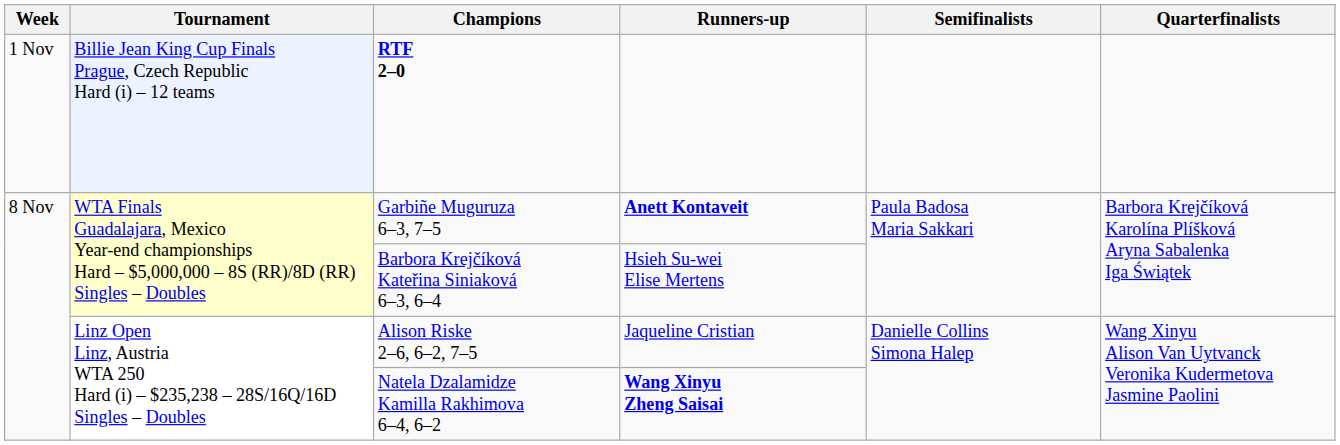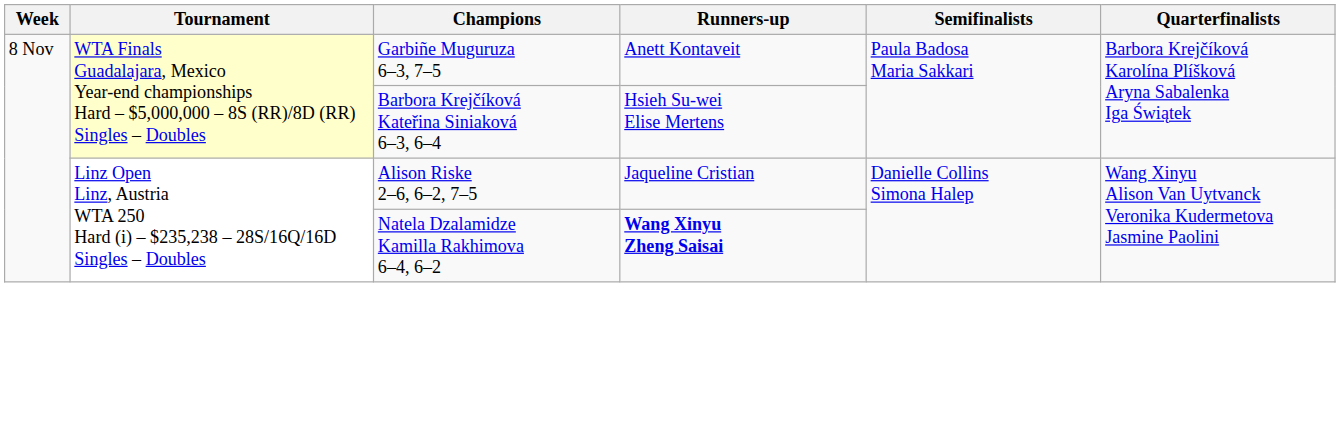- row: (396, 60)
(686, 207) bold -> (682, 49) normal
